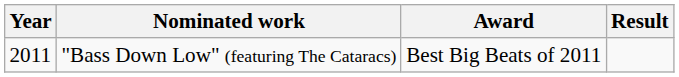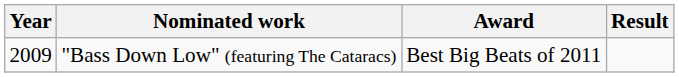(30, 54) 2011 -> (31, 54) 2009
